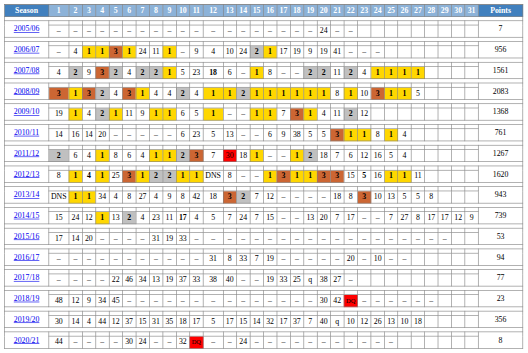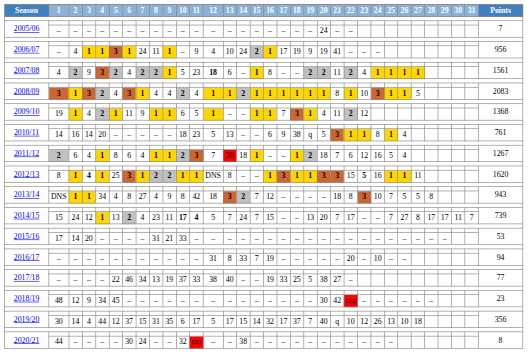(183, 135) 6 -> (183, 135) 18
(310, 135) 5 -> (310, 135) q
(391, 197) 13 -> (391, 197) 7
(196, 218) normal -> (196, 218) bold
(458, 218) 12 -> (458, 218) 11
(472, 218) 9 -> (472, 218) 7
(169, 238) 19 -> (169, 238) 21
(310, 280) q -> (310, 280) 5
(183, 321) 18 -> (183, 321) 6
(243, 342) 24 -> (243, 342) 38
